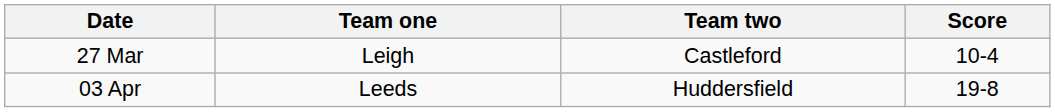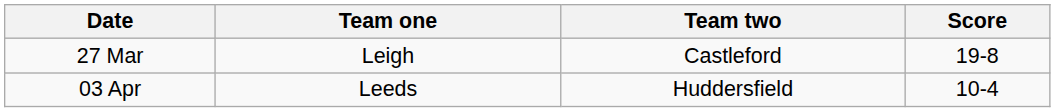(977, 55) 10-4 -> (977, 55) 19-8
(977, 89) 19-8 -> (977, 89) 10-4
